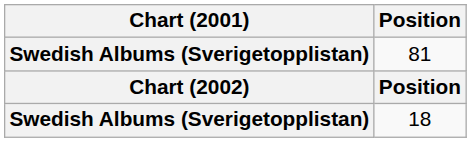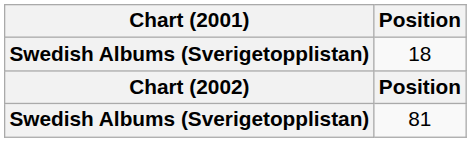rows swapped: (420, 119) <-> (420, 53)
